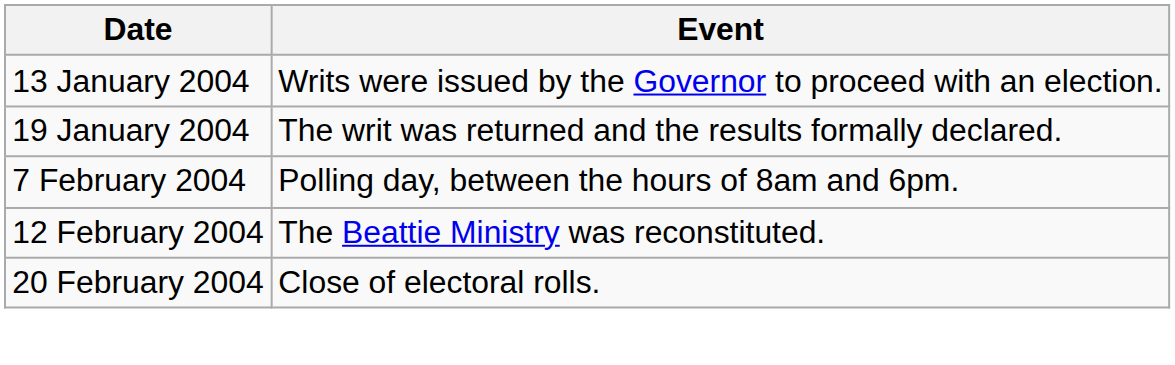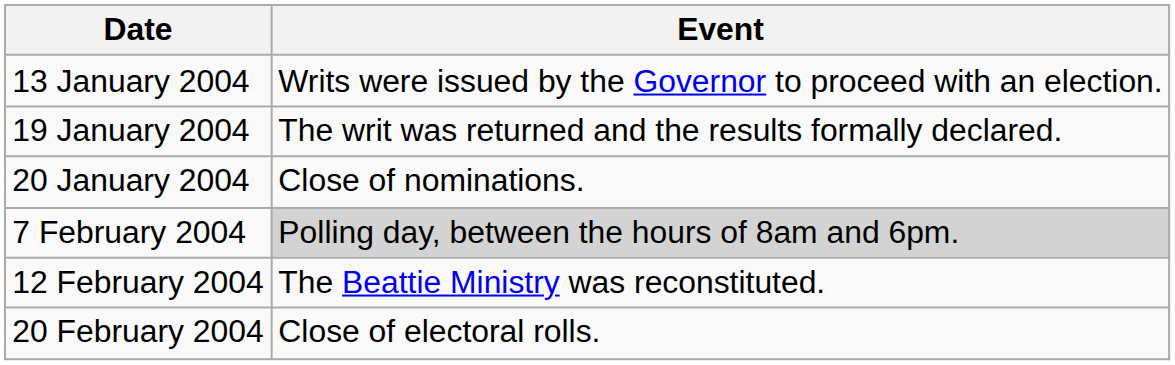+ row: (131, 181)
(619, 181) no background -> (619, 231) lightgrey background
